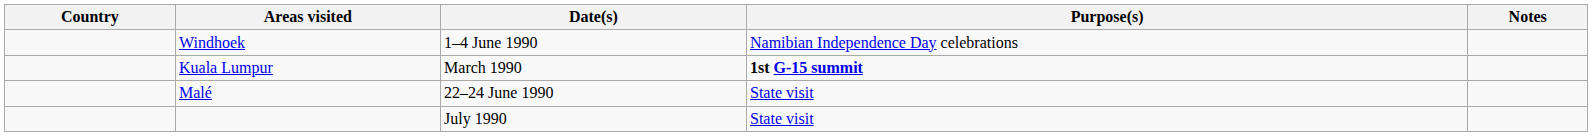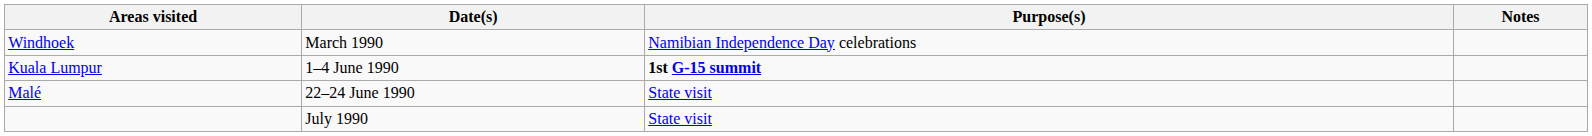- column: (90, 17)
(491, 42) 1–4 June 1990 -> (344, 42) March 1990
(483, 67) March 1990 -> (352, 67) 1–4 June 1990
